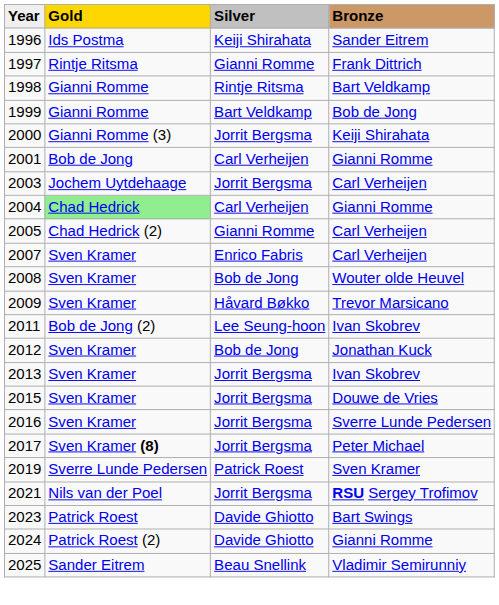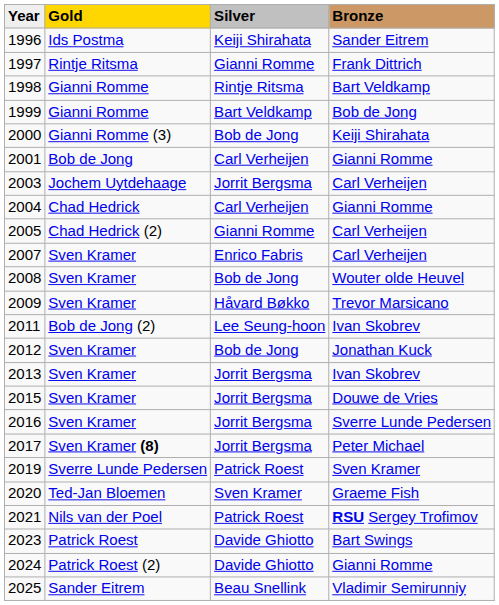(263, 135) Jorrit Bergsma -> (256, 135) Bob de Jong
(94, 207) lightgreen background -> (94, 207) no background
+ row: (25, 493)
(263, 493) Jorrit Bergsma -> (259, 517) Patrick Roest
